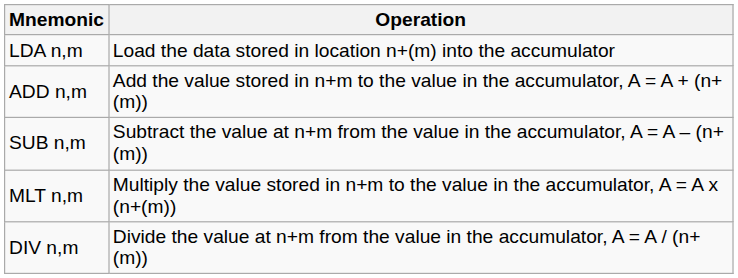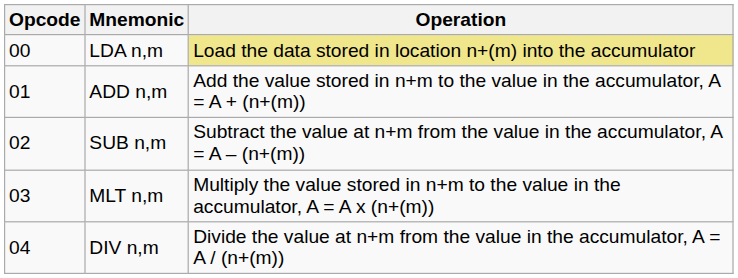+ column: (45, 19)
(364, 50) no background -> (444, 50) khaki background
